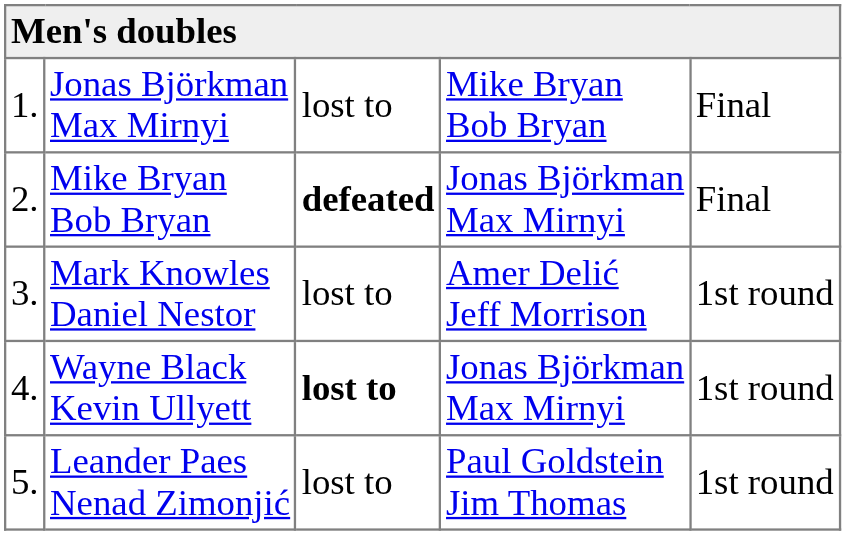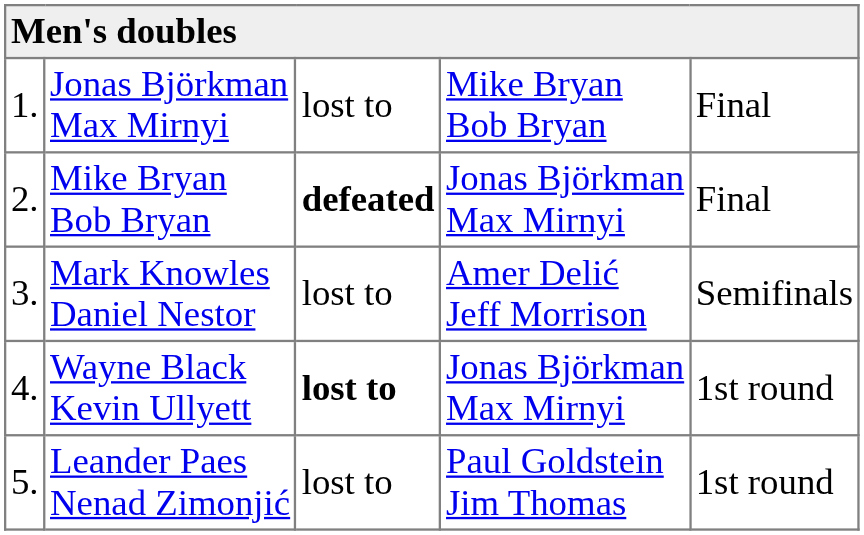(765, 293) 1st round -> (774, 293) Semifinals
